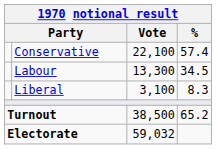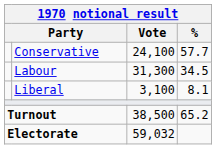(154, 52) 22,100 -> (154, 52) 24,100
(194, 52) 57.4 -> (194, 52) 57.7
(154, 71) 13,300 -> (154, 71) 31,300
(198, 90) 8.3 -> (198, 90) 8.1
